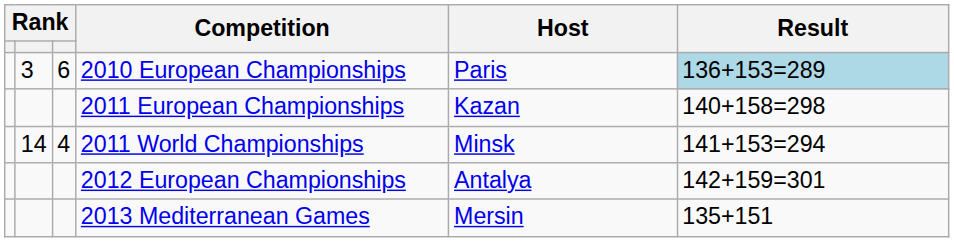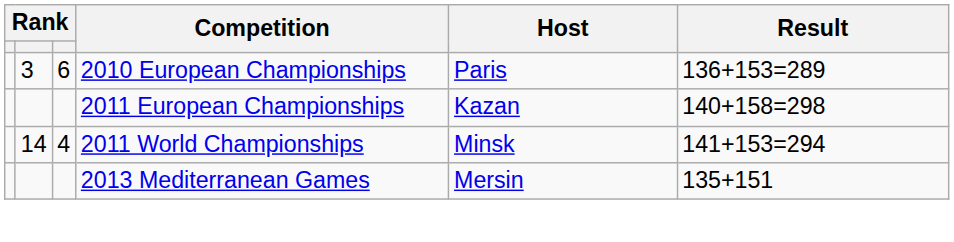(754, 70) lightblue background -> (754, 70) no background
- row: (243, 180)
